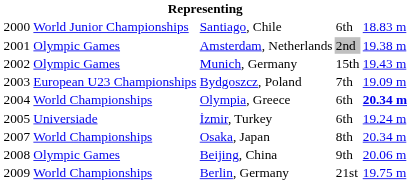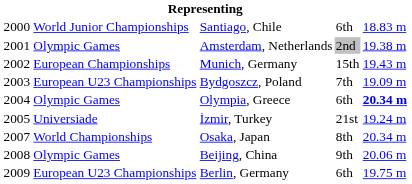(77, 63) Olympic Games -> (102, 63) European Championships
(93, 100) World Championships -> (77, 100) Olympic Games
(344, 118) 6th -> (347, 118) 21st
(93, 173) World Championships -> (115, 173) European U23 Championships
(347, 173) 21st -> (344, 173) 6th
